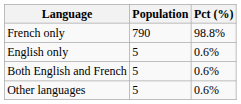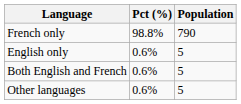columns swapped: (160, 14) <-> (214, 14)
